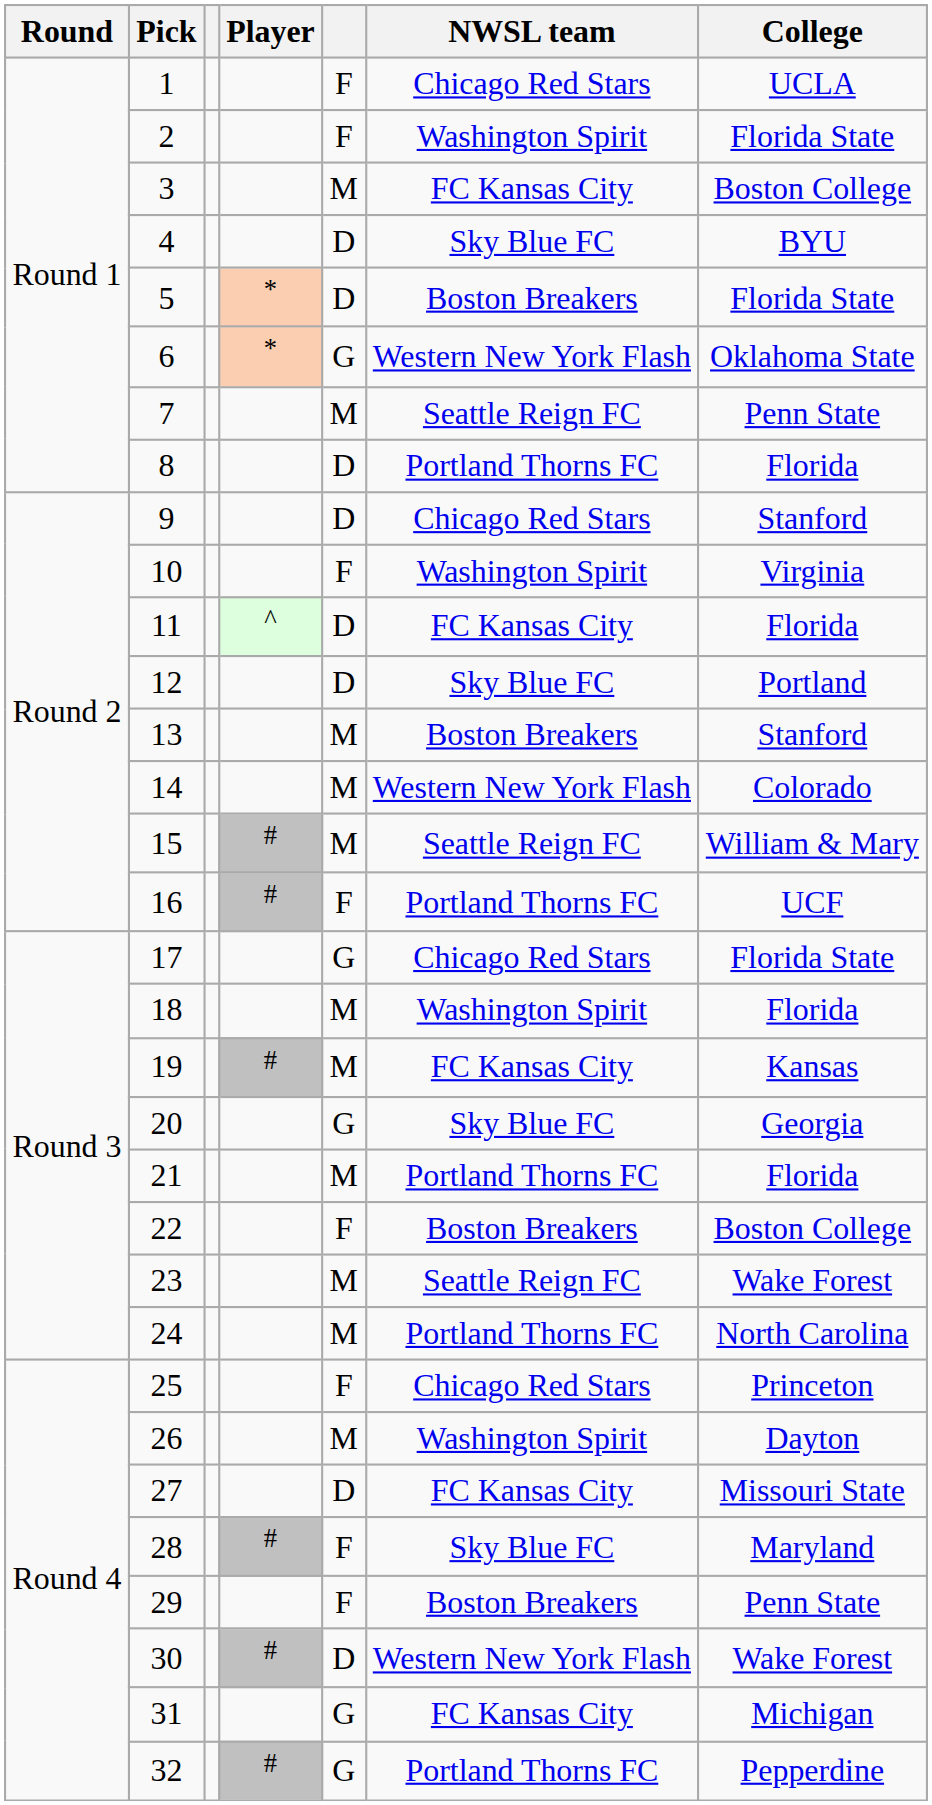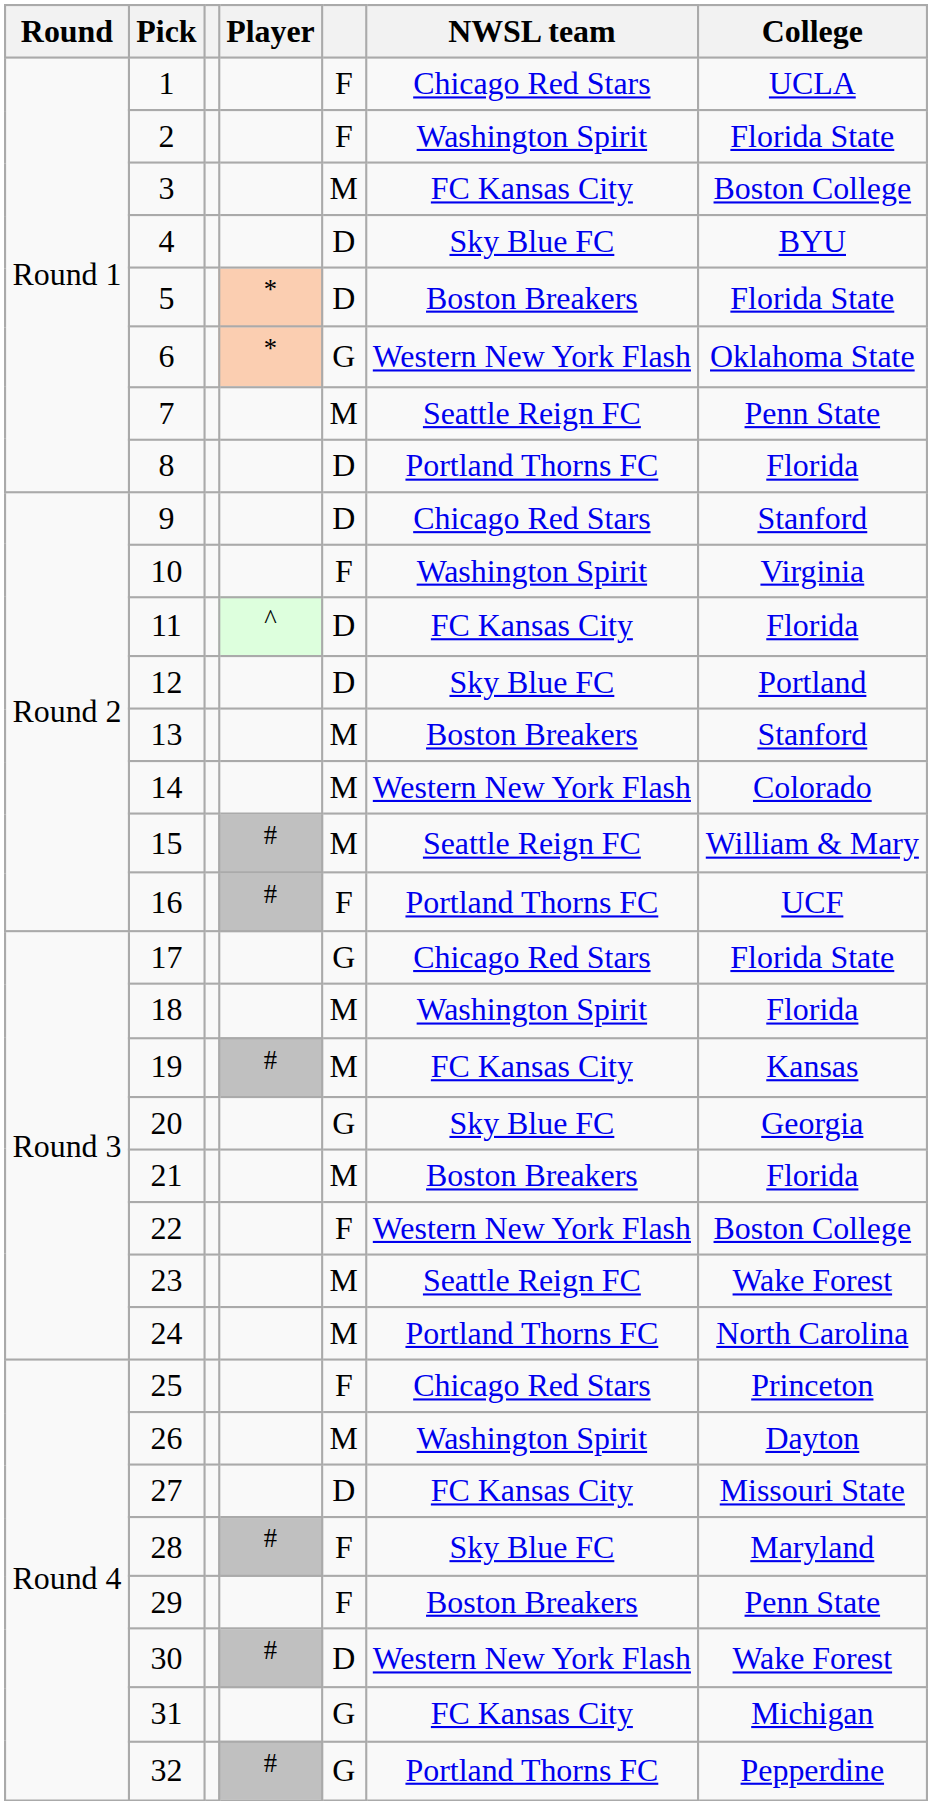(532, 1174) Portland Thorns FC -> (532, 1174) Boston Breakers
(532, 1227) Boston Breakers -> (532, 1227) Western New York Flash
